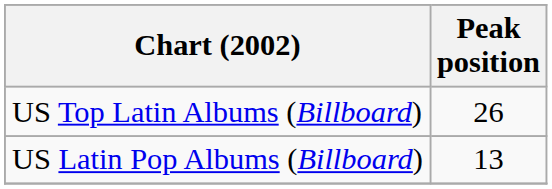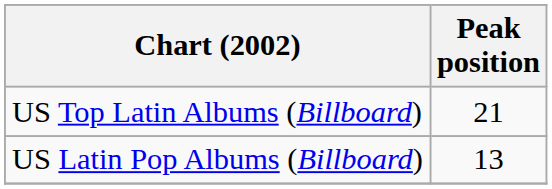(488, 111) 26 -> (488, 111) 21
